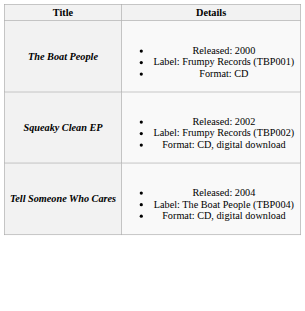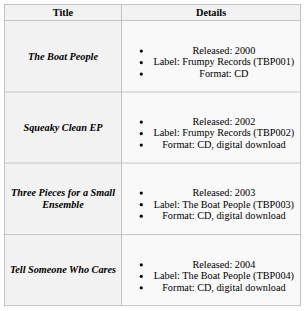+ row: (63, 198)
